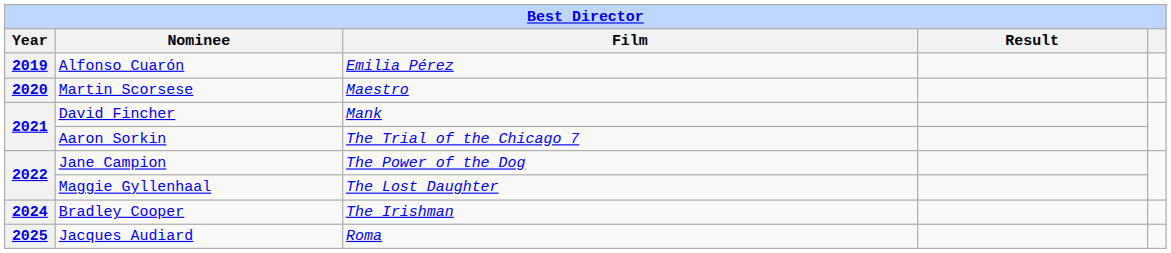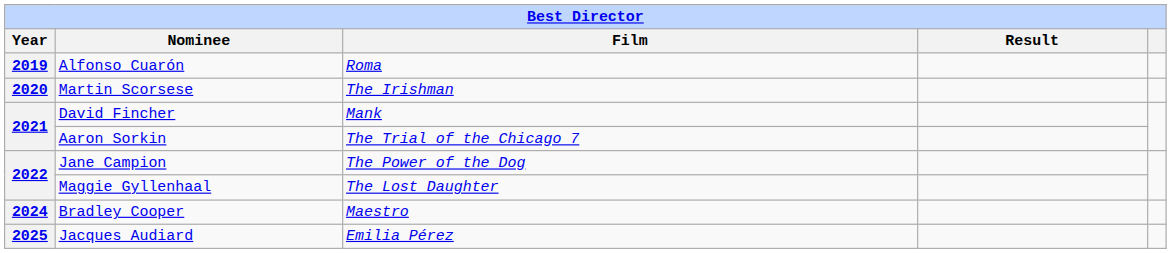(400, 65) Emilia Pérez -> (364, 65) Roma
(377, 90) Maestro -> (400, 90) The Irishman
(400, 212) The Irishman -> (377, 212) Maestro
(364, 236) Roma -> (400, 236) Emilia Pérez
